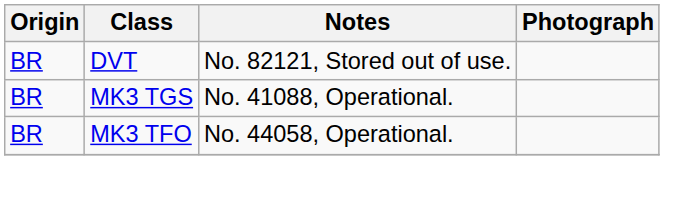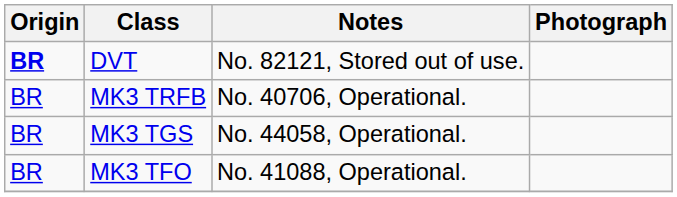(26, 60) normal -> (27, 60) bold
+ row: (148, 97)
(329, 97) No. 41088, Operational. -> (342, 135) No. 44058, Operational.
(329, 135) No. 44058, Operational. -> (342, 172) No. 41088, Operational.
